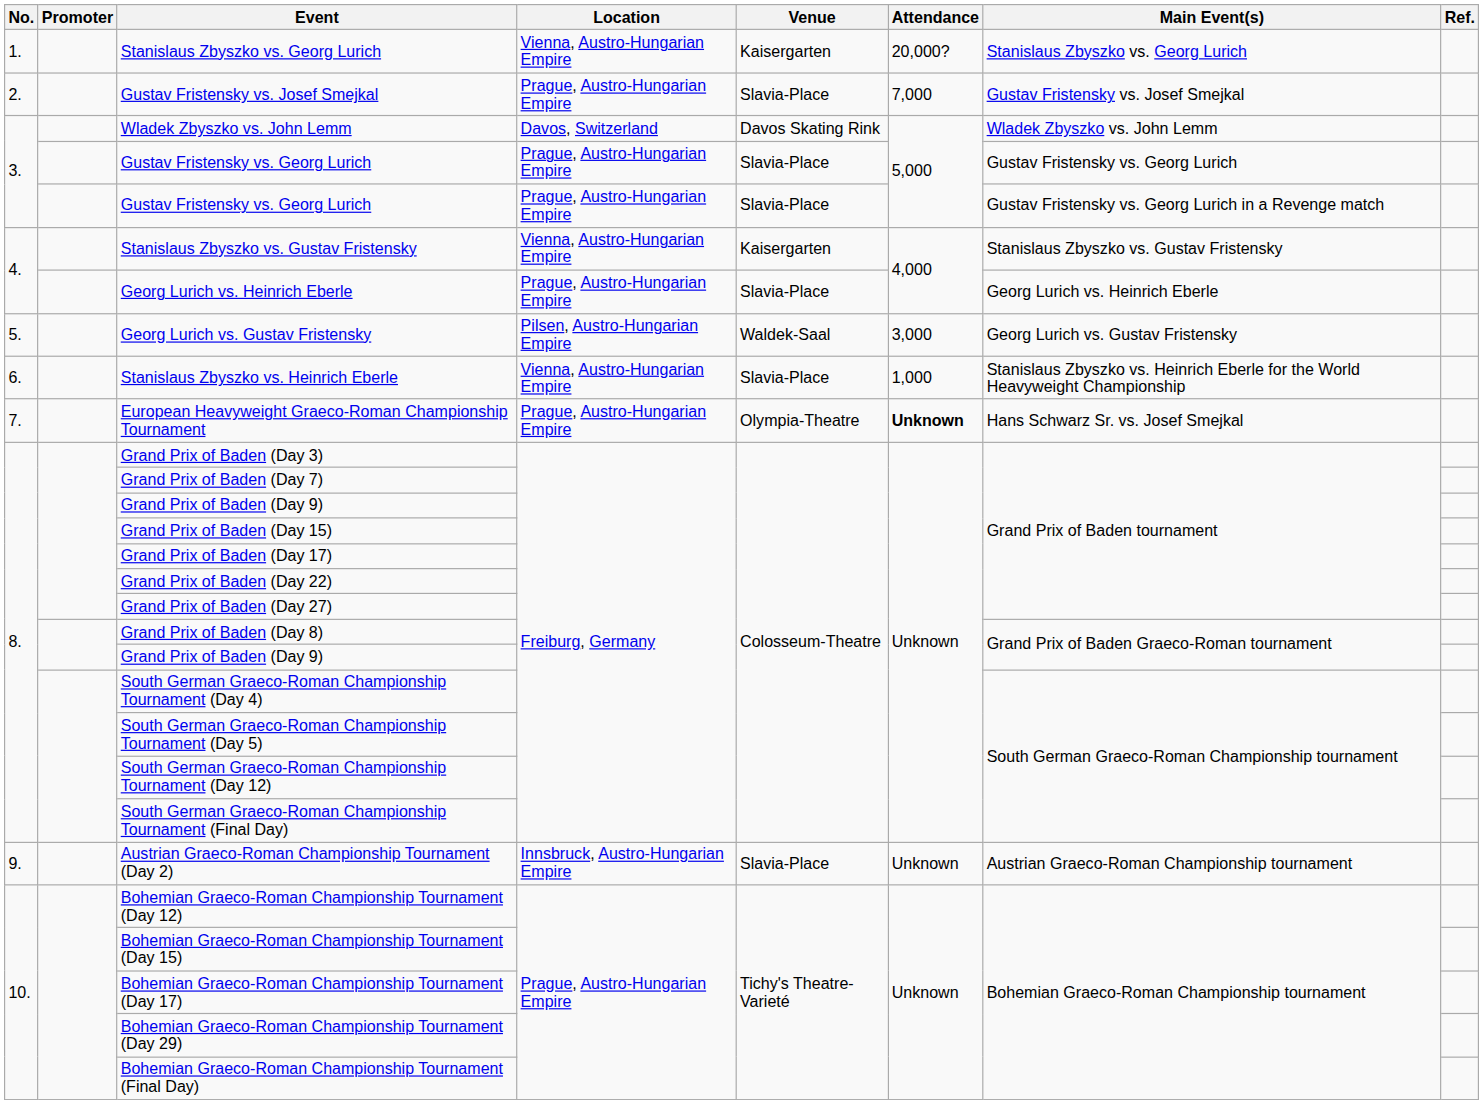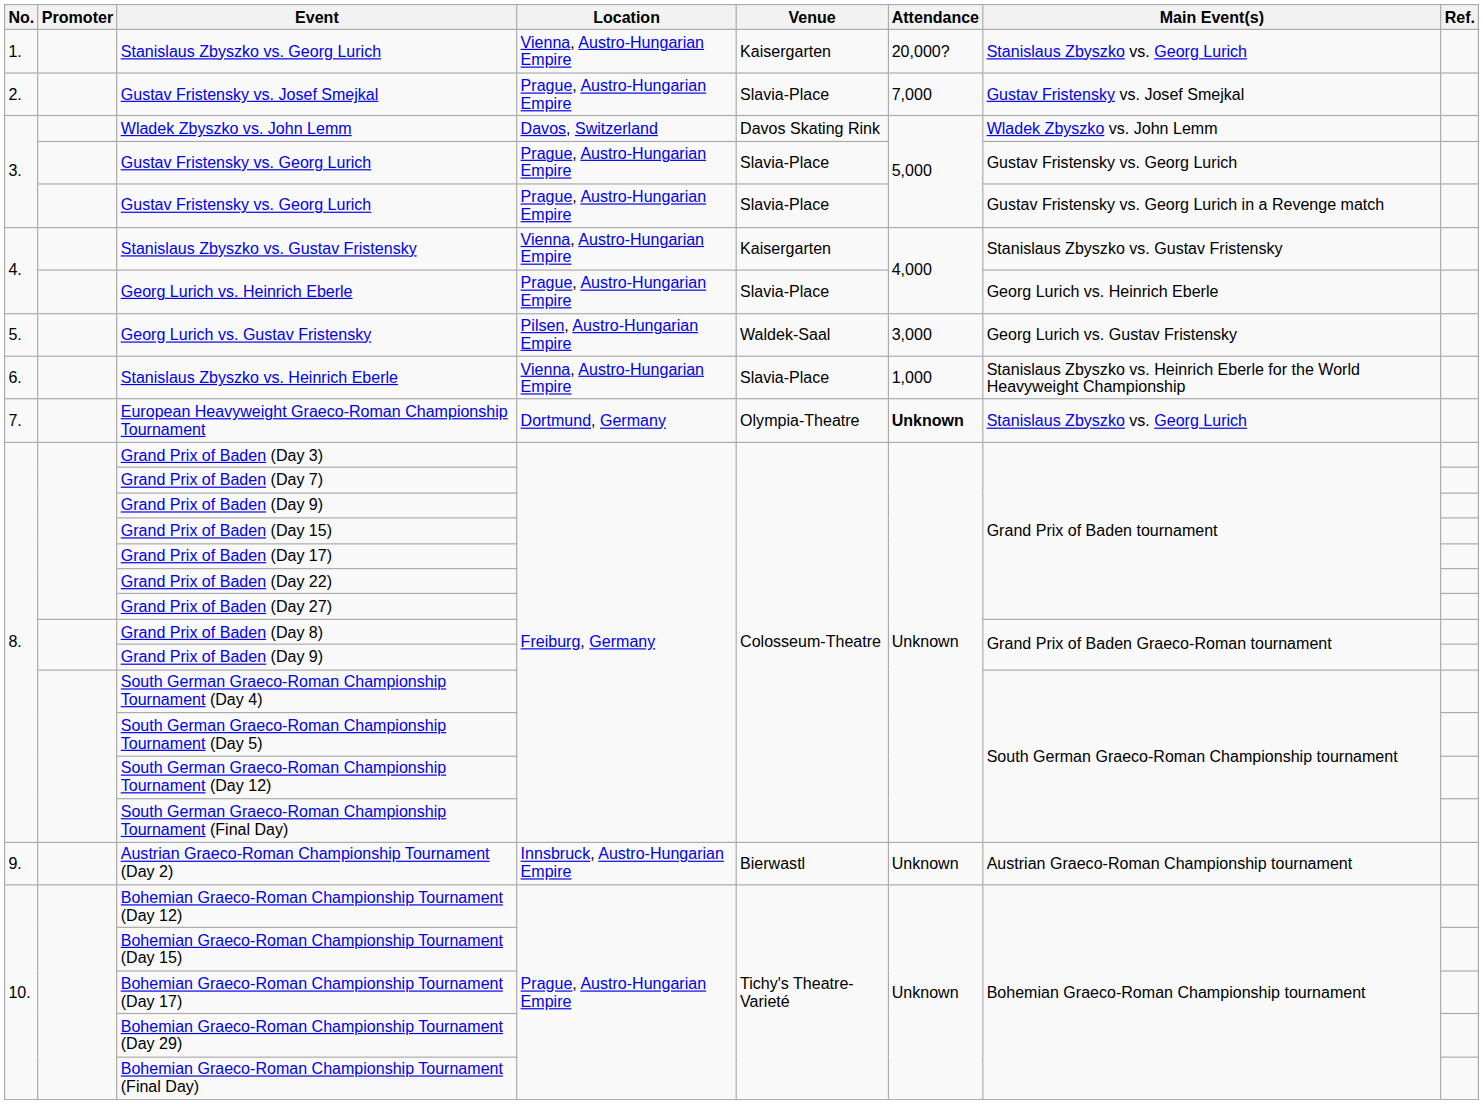(613, 420) Prague, Austro-Hungarian Empire -> (593, 420) Dortmund, Germany
(1115, 420) Hans Schwarz Sr. vs. Josef Smejkal -> (1117, 420) Stanislaus Zbyszko vs. Georg Lurich
(785, 863) Slavia-Place -> (773, 863) Bierwastl
